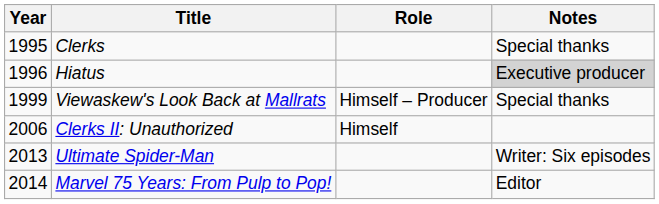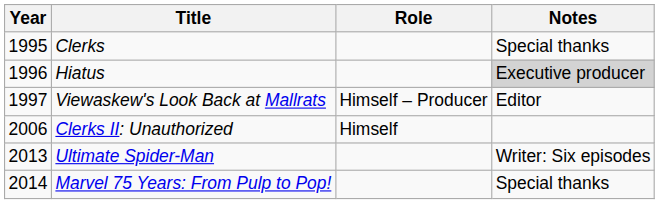(28, 101) 1999 -> (28, 101) 1997
(552, 101) Special thanks -> (518, 101) Editor
(518, 184) Editor -> (552, 184) Special thanks
